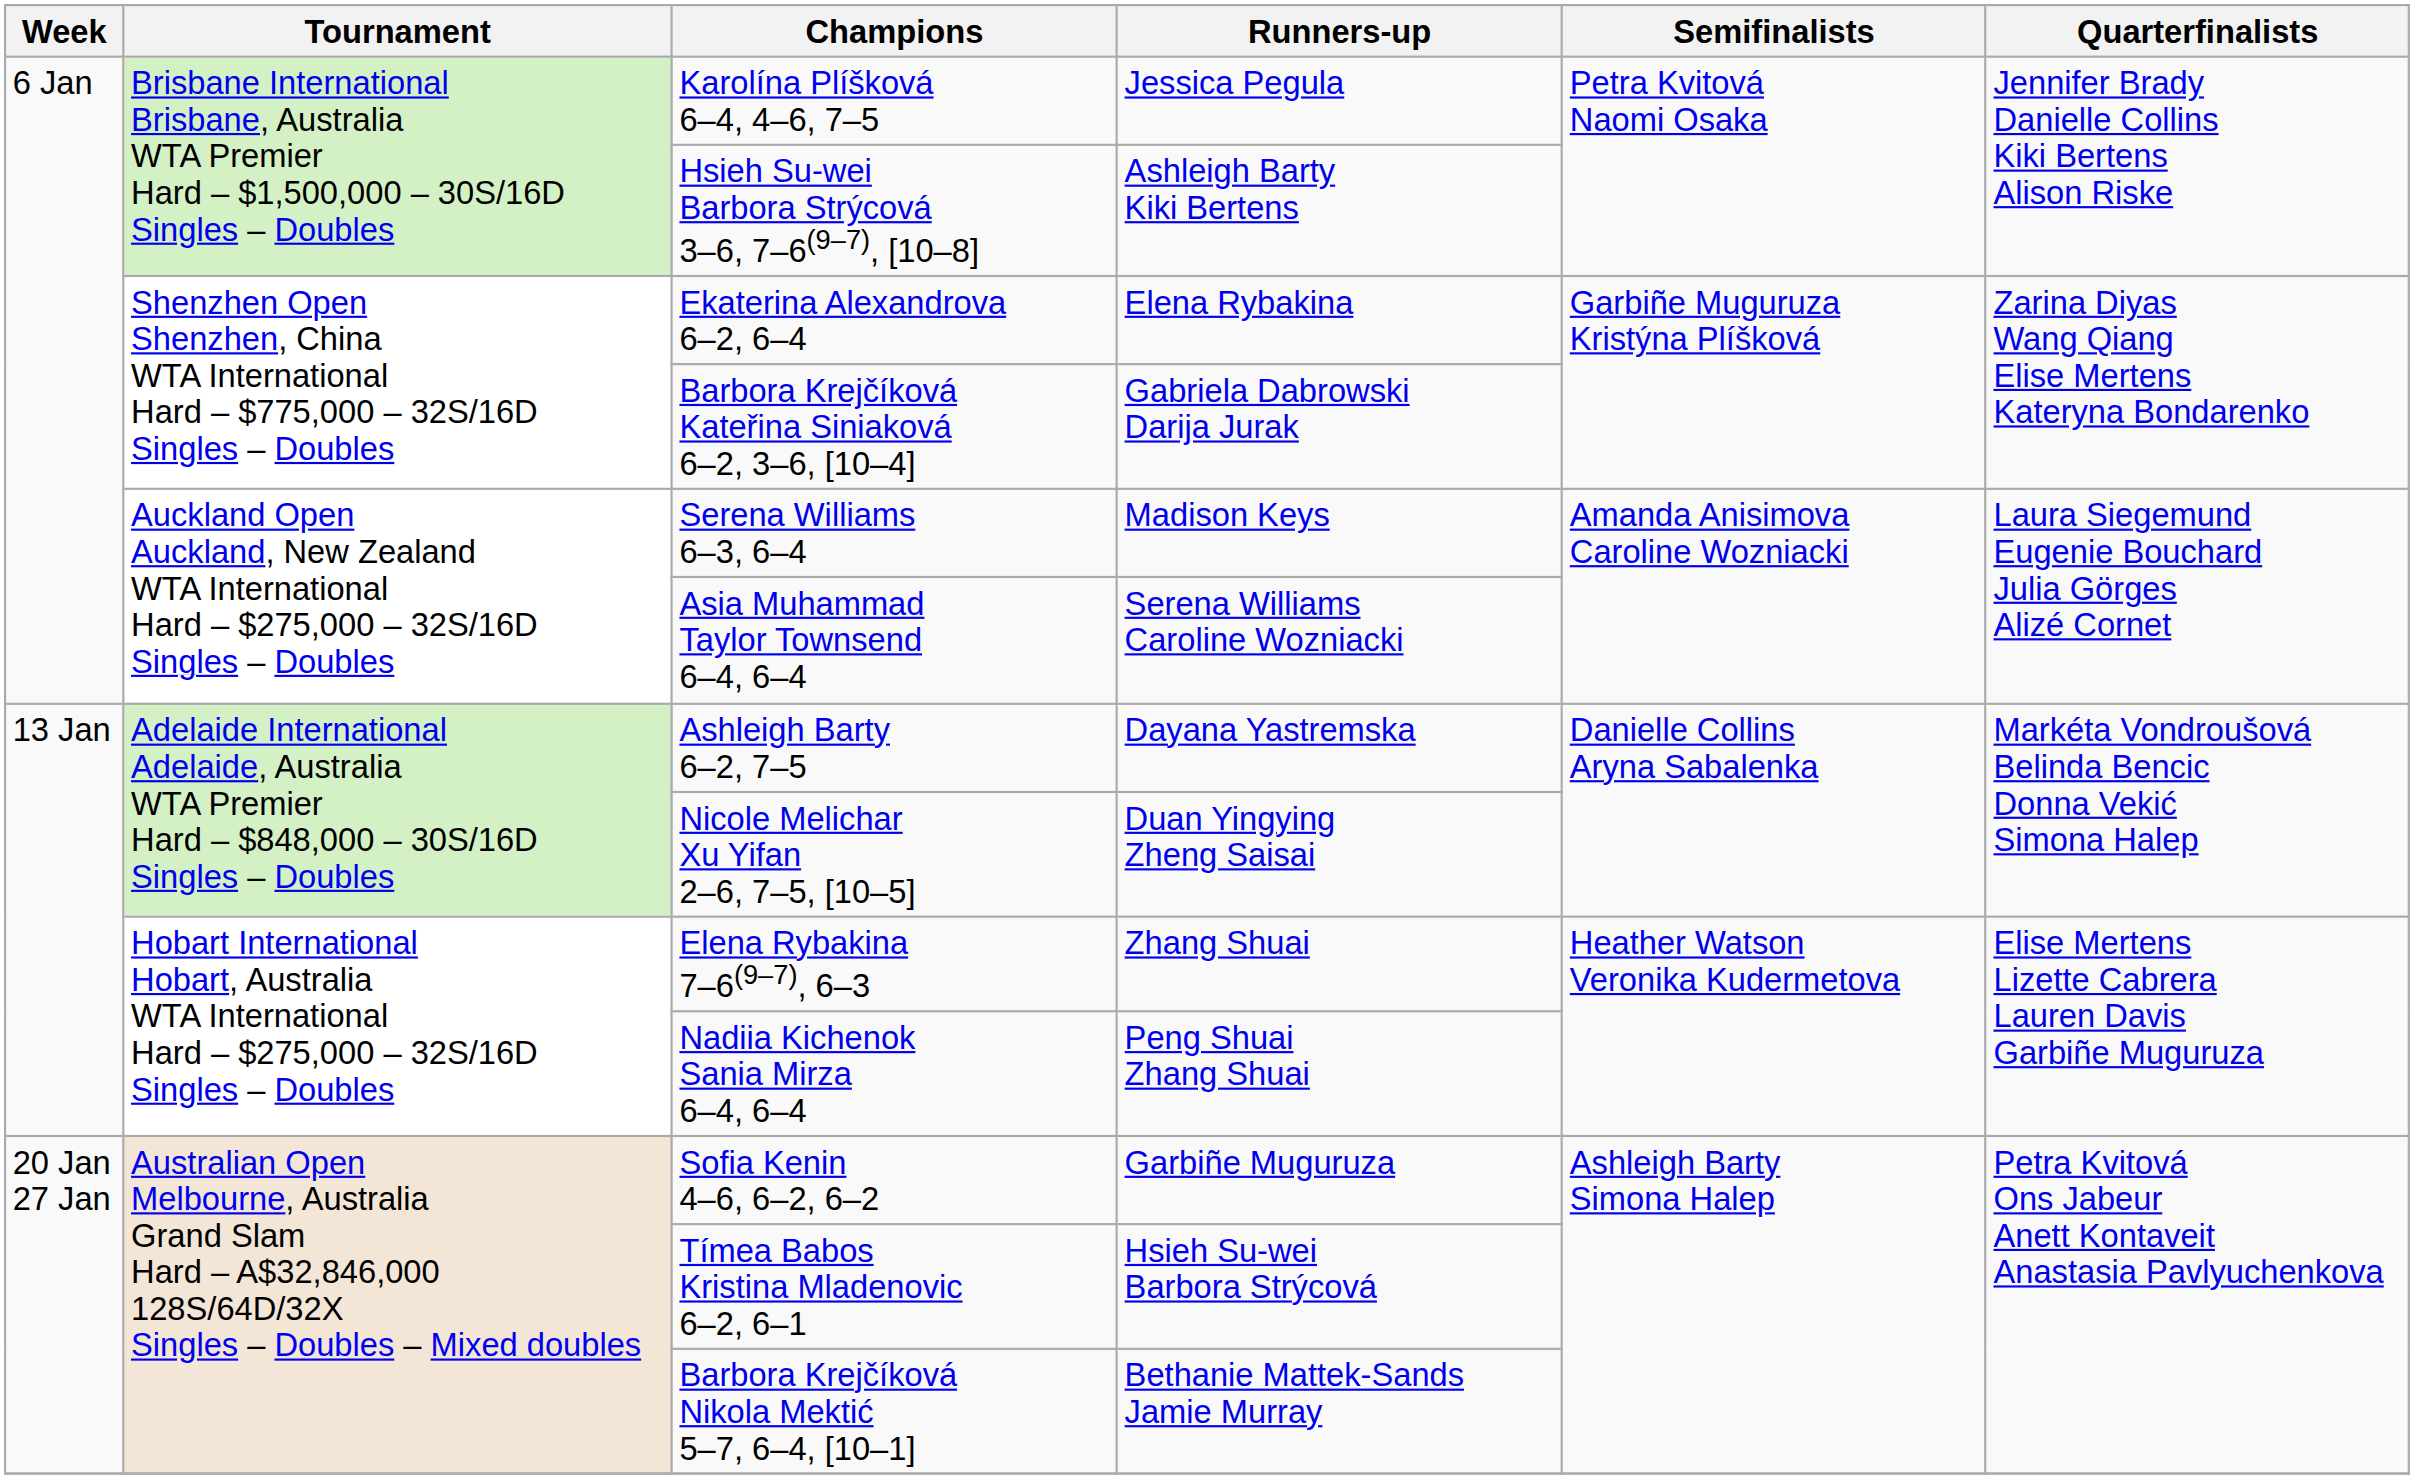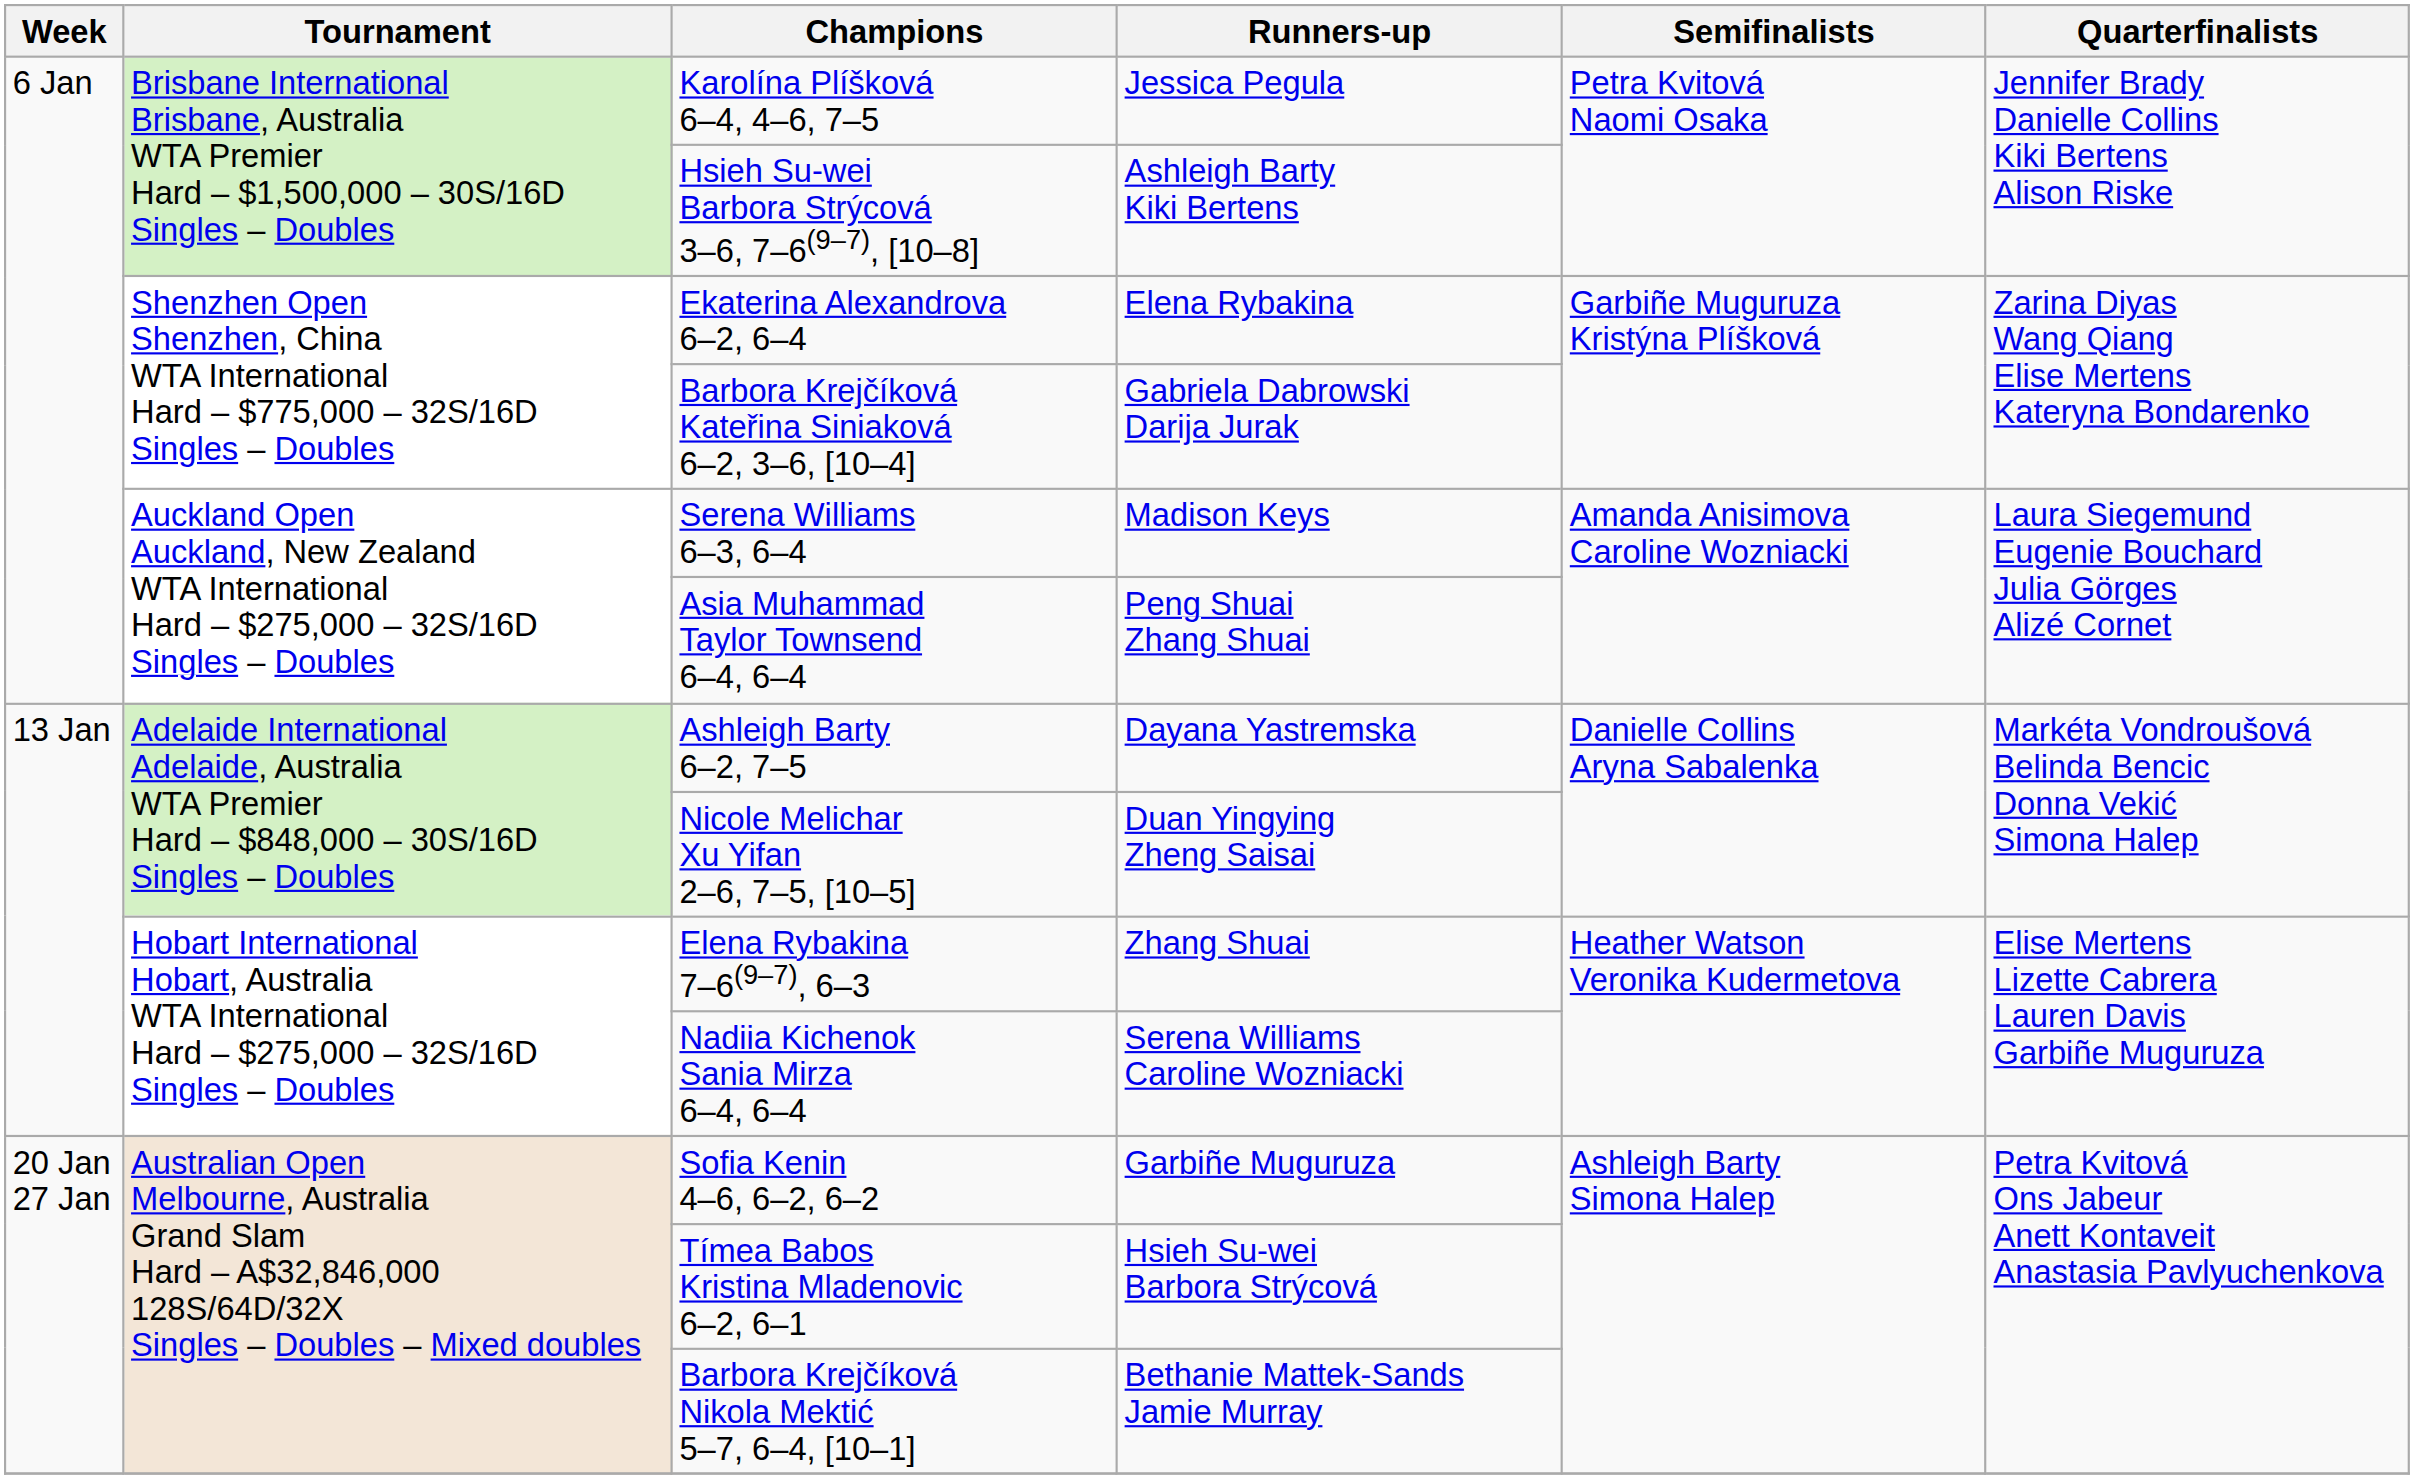(1264, 622) Serena Williams Caroline Wozniacki -> (1217, 622) Peng Shuai Zhang Shuai
(1217, 1055) Peng Shuai Zhang Shuai -> (1264, 1055) Serena Williams Caroline Wozniacki
